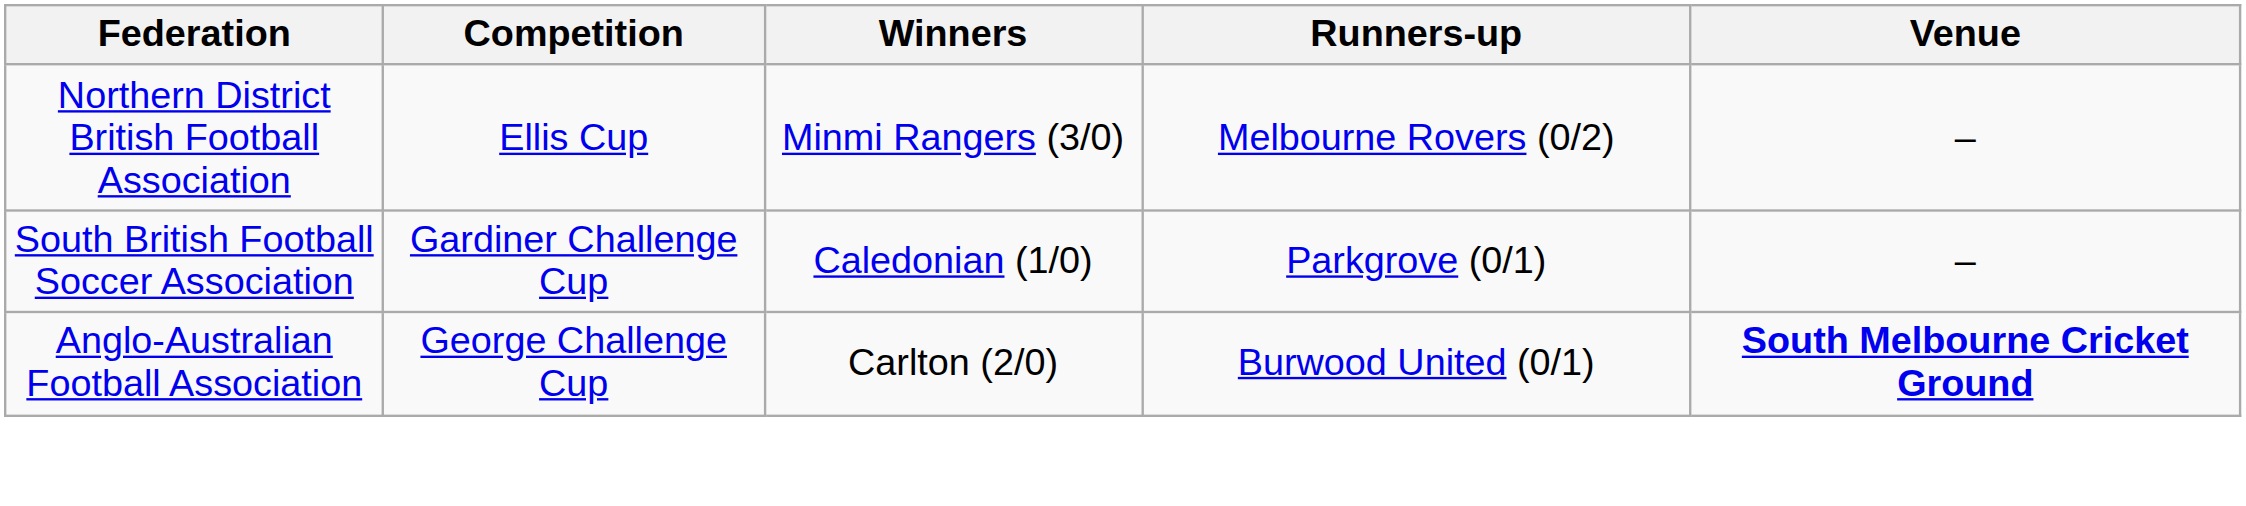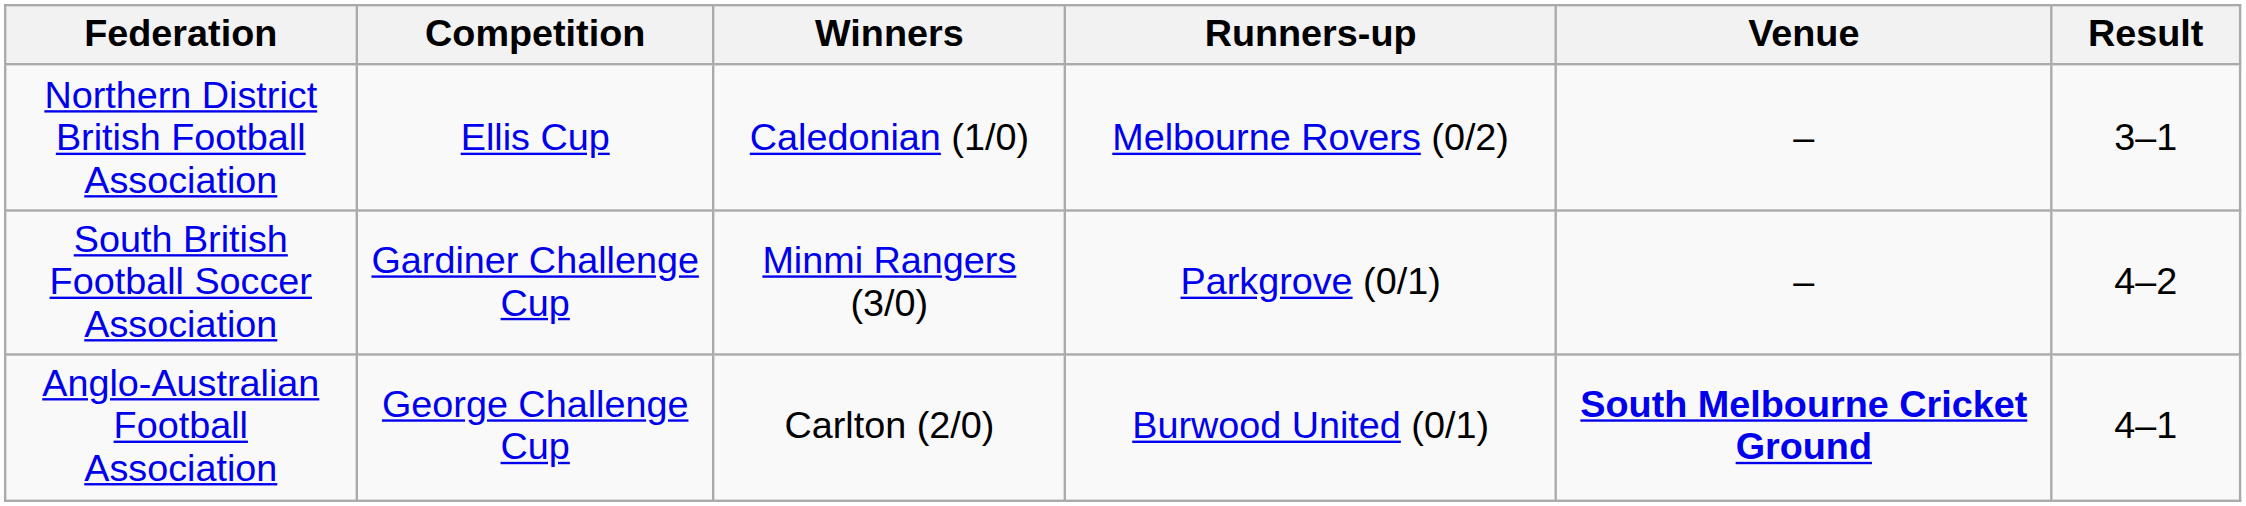+ column: (2146, 34)
(953, 136) Minmi Rangers (3/0) -> (889, 136) Caledonian (1/0)
(953, 260) Caledonian (1/0) -> (889, 281) Minmi Rangers (3/0)
